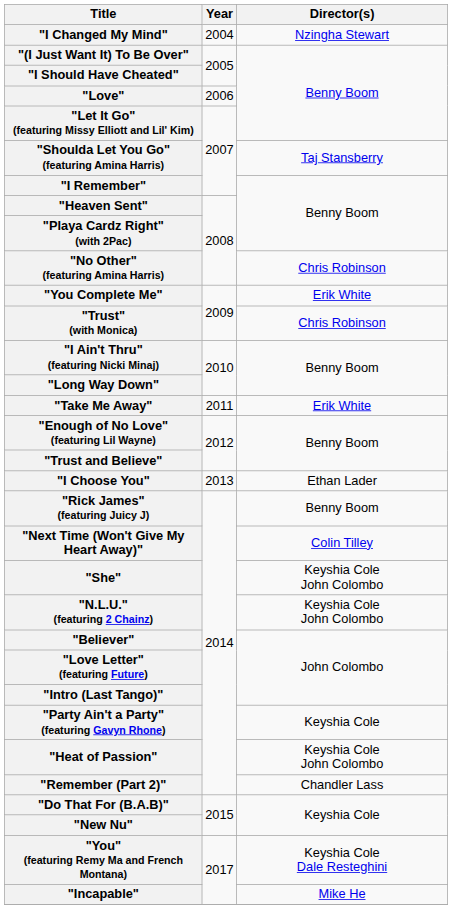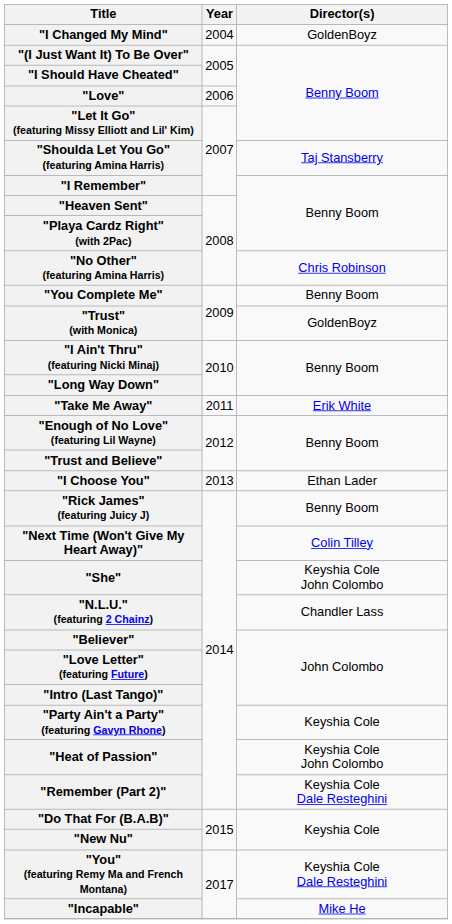(342, 34) Nzingha Stewart -> (342, 34) GoldenBoyz
(342, 295) Erik White -> (342, 295) Benny Boom
(342, 323) Chris Robinson -> (342, 323) GoldenBoyz
(342, 612) Keyshia Cole John Colombo -> (342, 612) Chandler Lass
(342, 784) Chandler Lass -> (342, 791) Keyshia Cole Dale Resteghini
